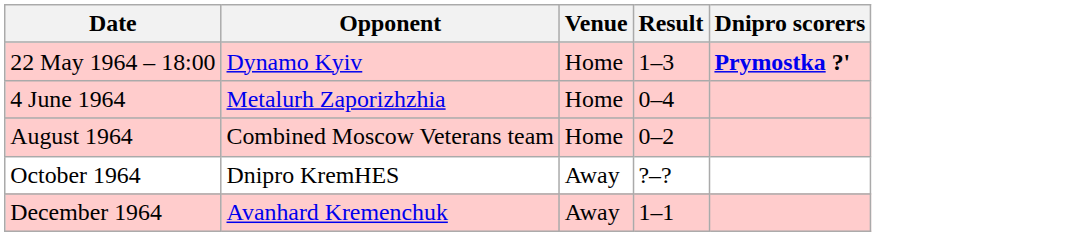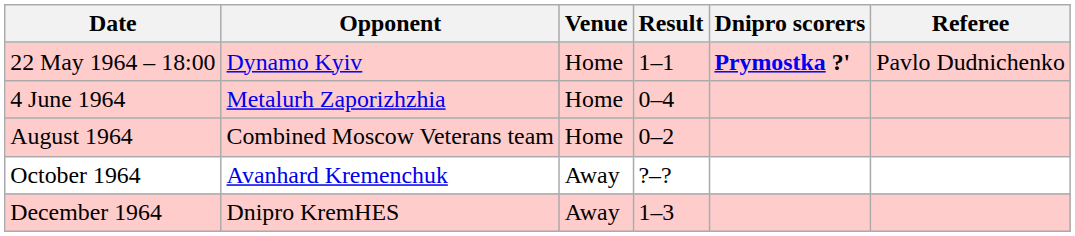+ column: (971, 23)
(656, 61) 1–3 -> (656, 61) 1–1
(313, 174) Dnipro KremHES -> (337, 174) Avanhard Kremenchuk
(337, 212) Avanhard Kremenchuk -> (313, 212) Dnipro KremHES
(656, 212) 1–1 -> (656, 212) 1–3
